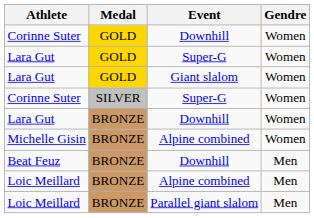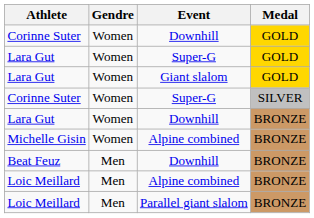columns swapped: (285, 14) <-> (118, 14)
